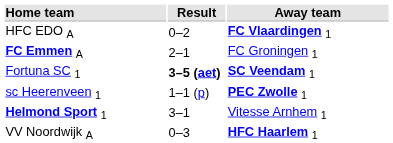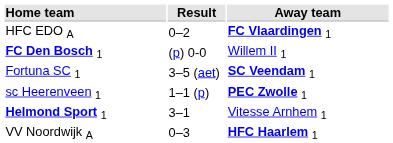- row: (44, 52)
+ row: (54, 52)
(195, 72) bold -> (194, 72) normal
